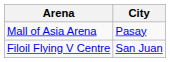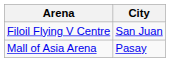rows swapped: (52, 31) <-> (59, 48)
